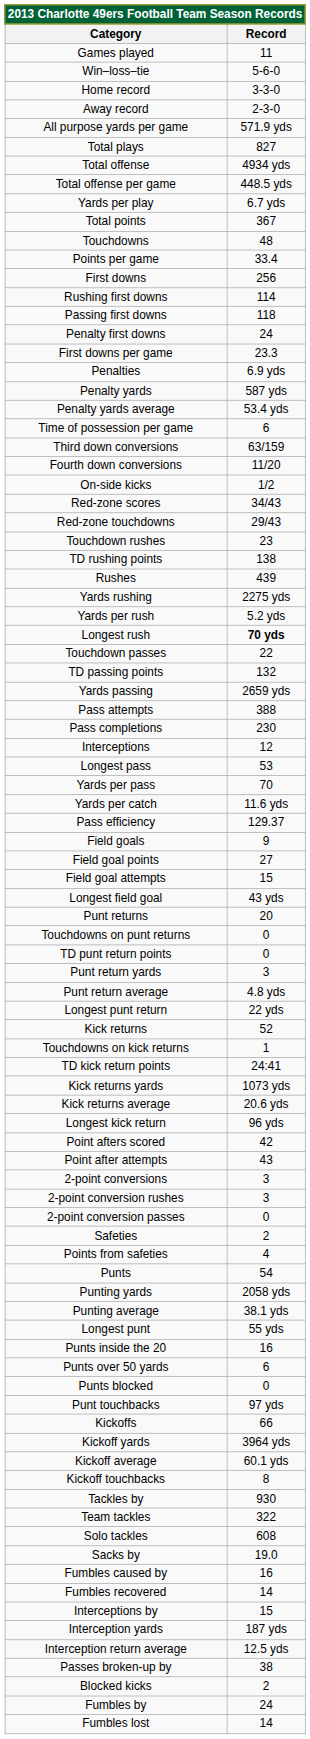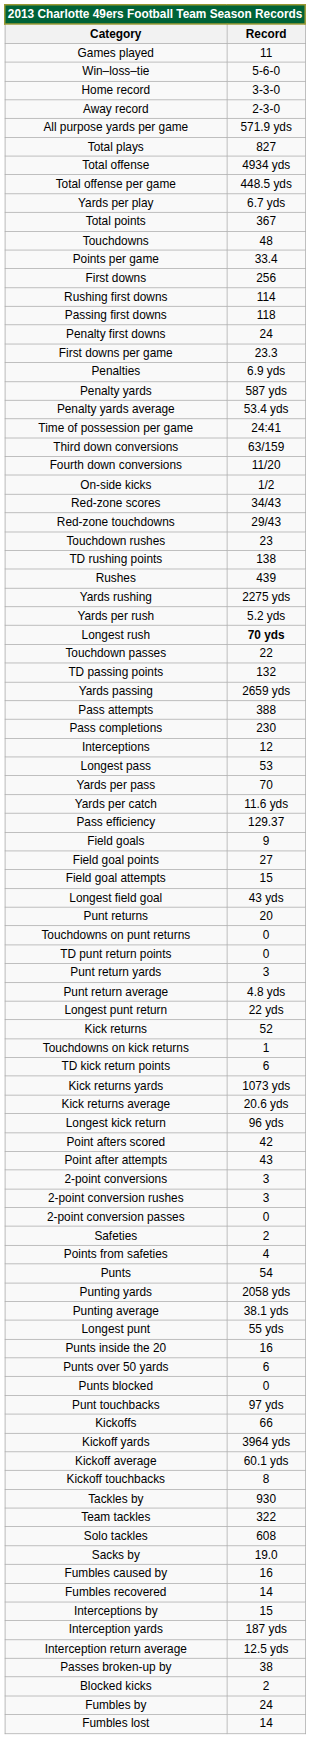(266, 428) 6 -> (266, 428) 24:41
(266, 1066) 24:41 -> (266, 1066) 6
